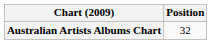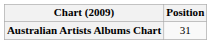(185, 30) 32 -> (185, 30) 31
